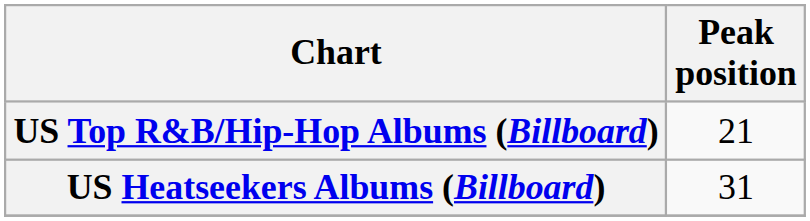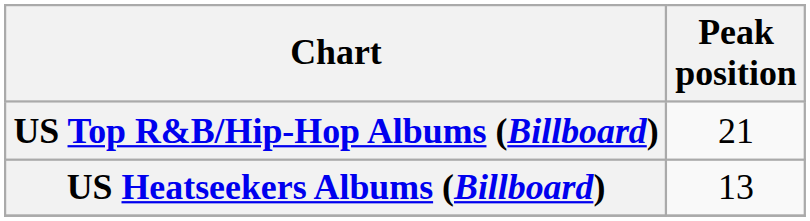(736, 186) 31 -> (736, 186) 13
